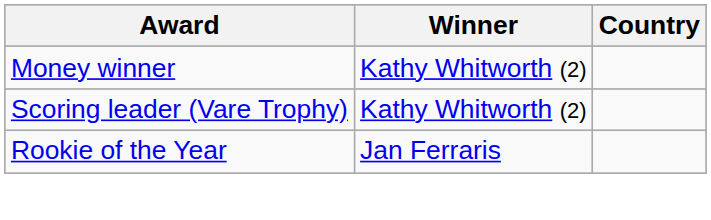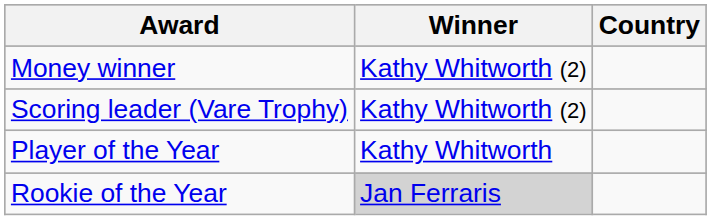+ row: (115, 151)
(431, 151) no background -> (431, 192) lightgrey background
